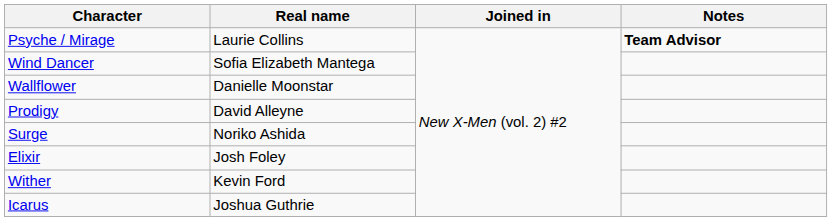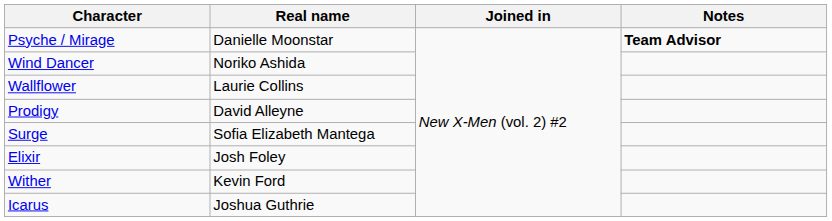(258, 39) Laurie Collins -> (273, 39) Danielle Moonstar
(294, 63) Sofia Elizabeth Mantega -> (259, 63) Noriko Ashida
(273, 87) Danielle Moonstar -> (258, 87) Laurie Collins
(259, 134) Noriko Ashida -> (294, 134) Sofia Elizabeth Mantega
